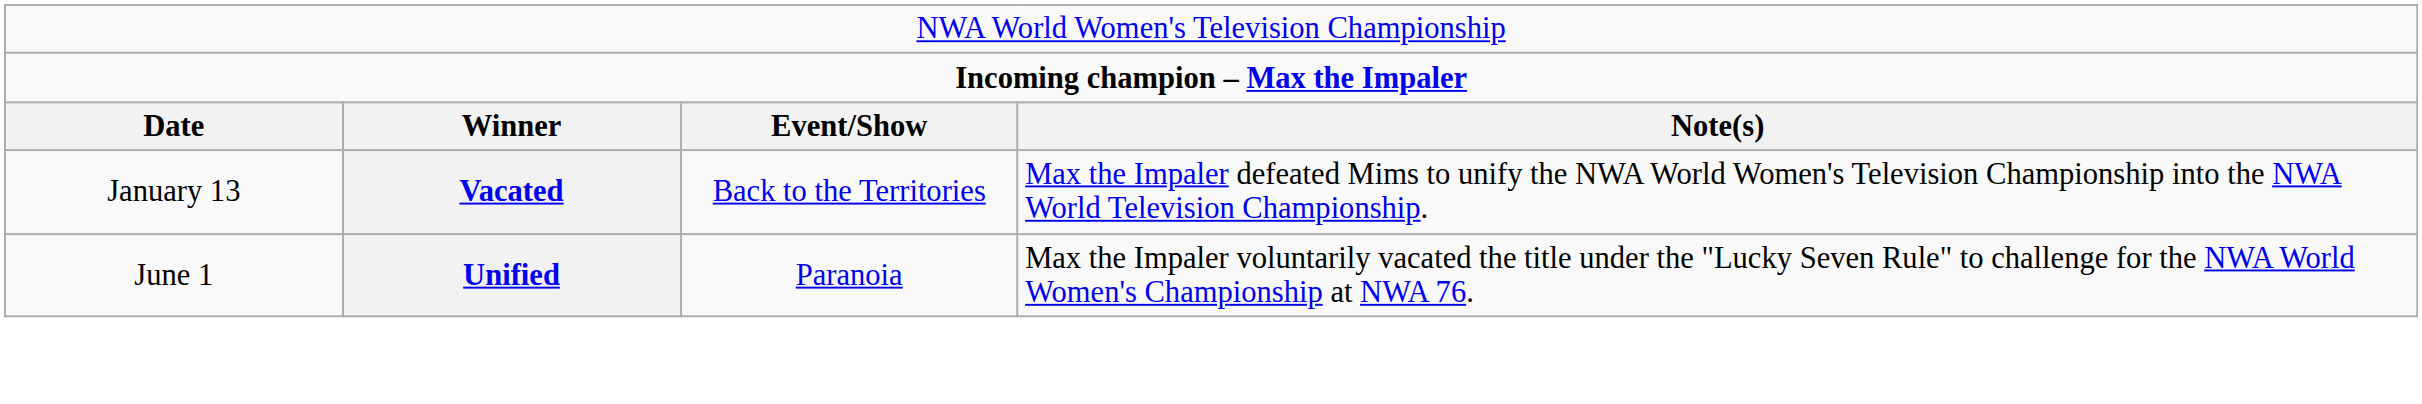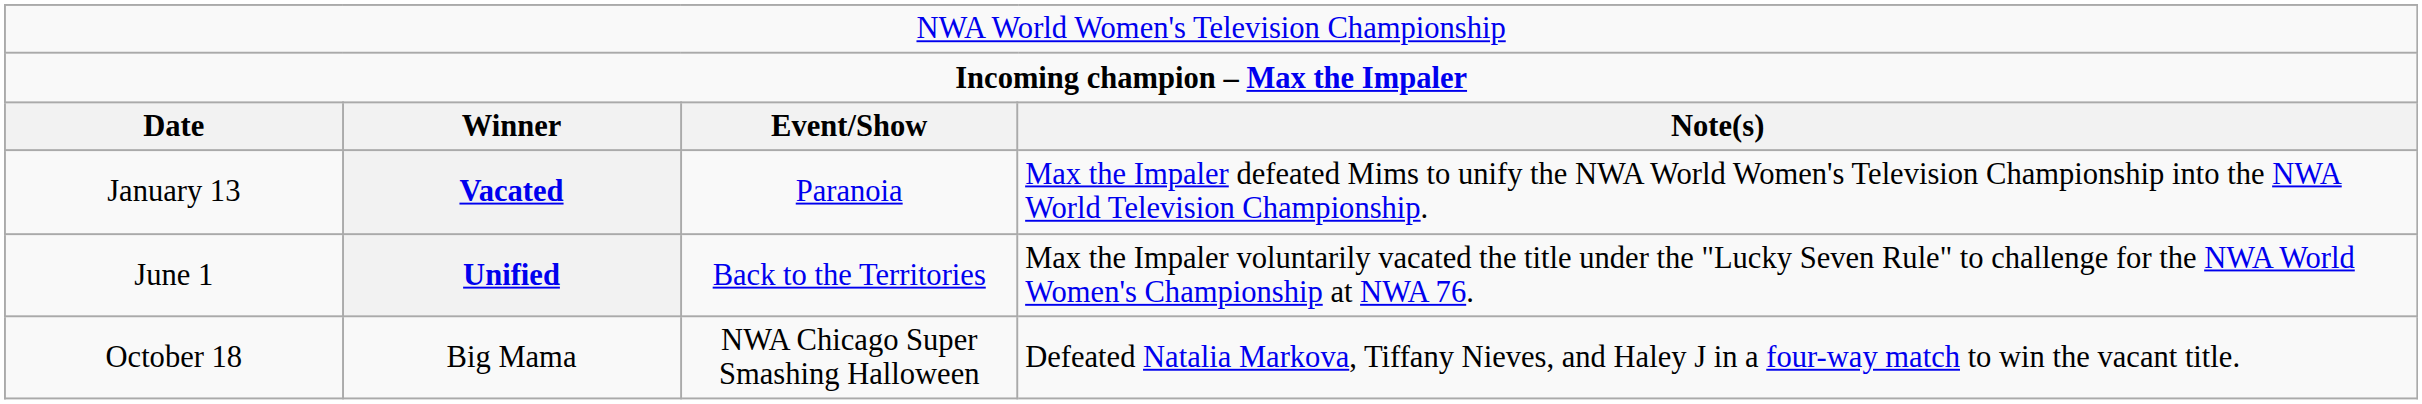(849, 191) Back to the Territories -> (849, 191) Paranoia
(849, 274) Paranoia -> (849, 274) Back to the Territories
+ row: (174, 357)
